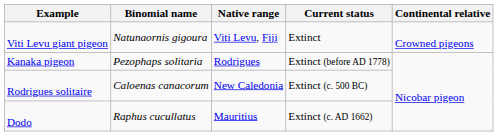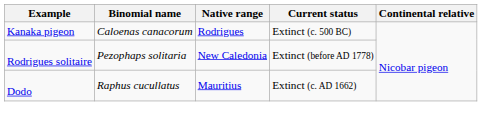- row: (57, 43)
(158, 61) Pezophaps solitaria -> (145, 31) Caloenas canacorum
(339, 61) Extinct (before AD 1778) -> (312, 31) Extinct (c. 500 BC)
(161, 85) Caloenas canacorum -> (142, 55) Pezophaps solitaria
(328, 85) Extinct (c. 500 BC) -> (323, 55) Extinct (before AD 1778)
